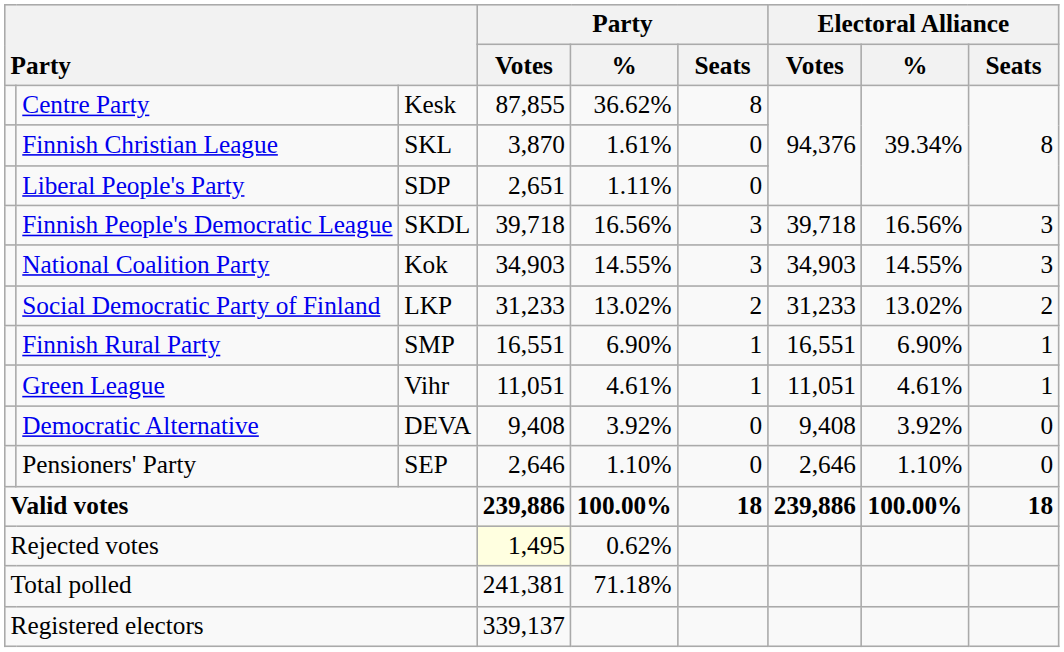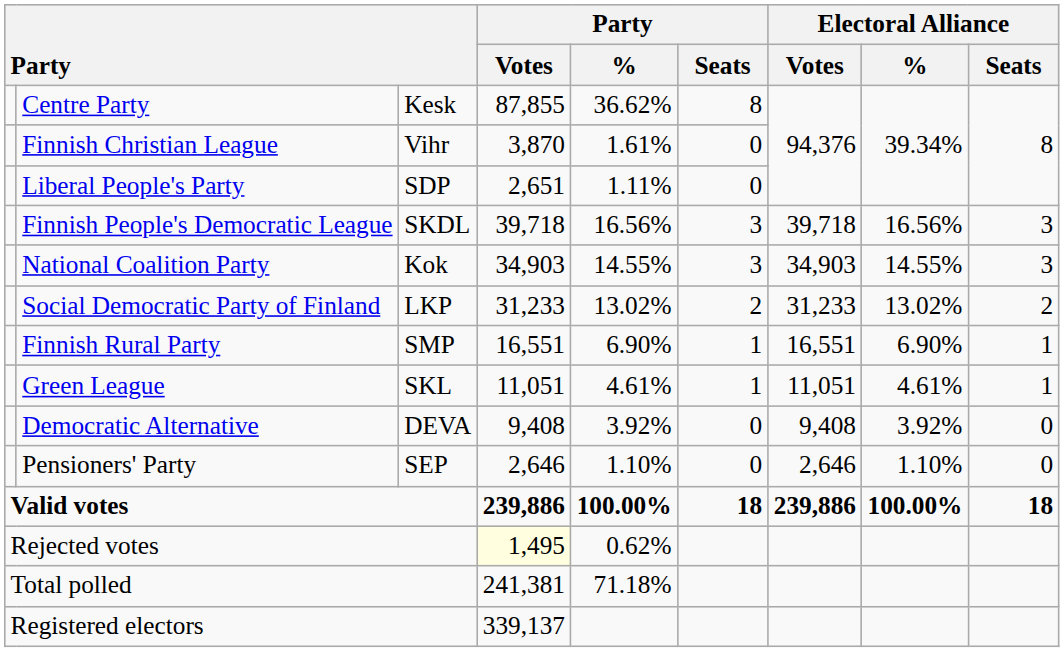(428, 144) SKL -> (427, 144) Vihr
(427, 385) Vihr -> (428, 385) SKL
